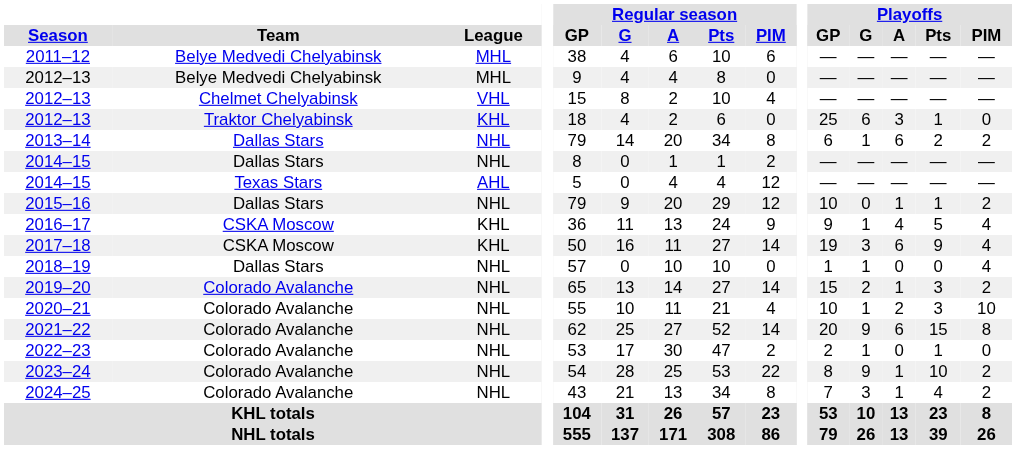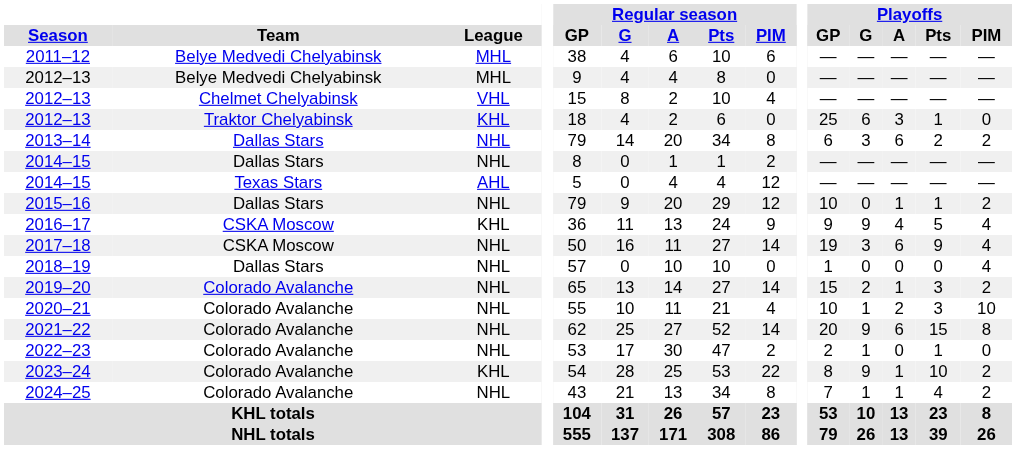(866, 140) 1 -> (866, 140) 3
(866, 224) 1 -> (866, 224) 9
(493, 245) KHL -> (493, 245) NHL
(866, 266) 1 -> (866, 266) 0
(493, 371) NHL -> (493, 371) KHL
(866, 392) 3 -> (866, 392) 1
